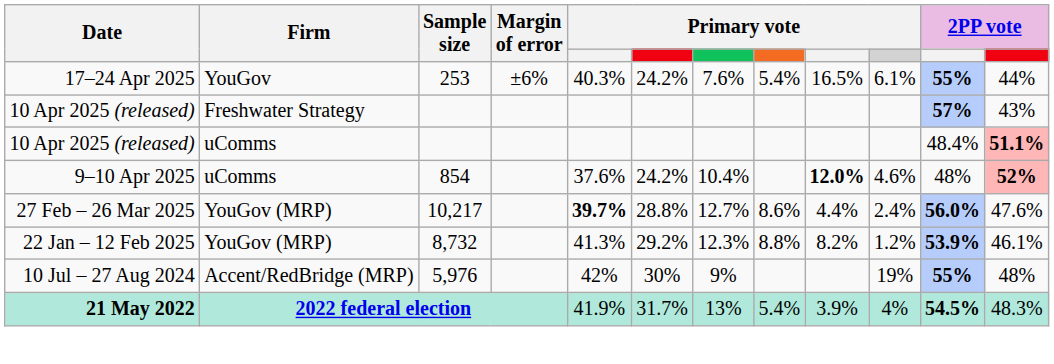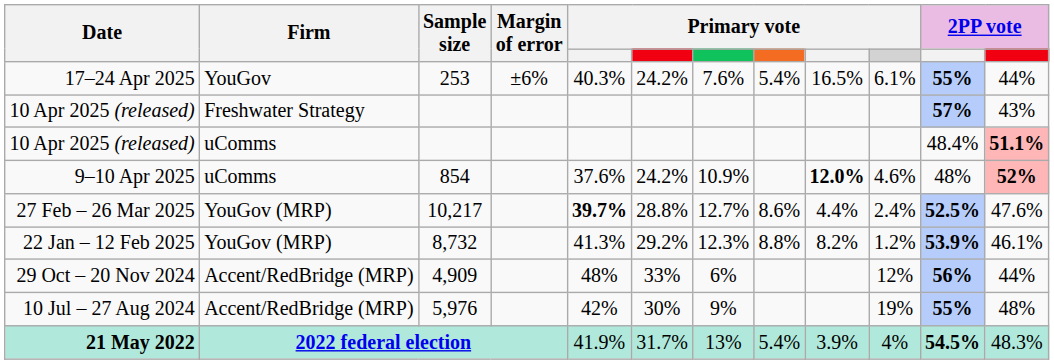(723, 177) 10.4% -> (723, 177) 10.9%
(952, 210) 56.0% -> (952, 210) 52.5%
+ row: (106, 276)
